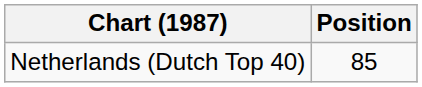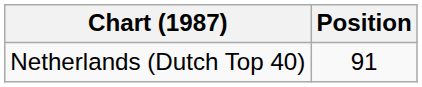(364, 61) 85 -> (364, 61) 91
